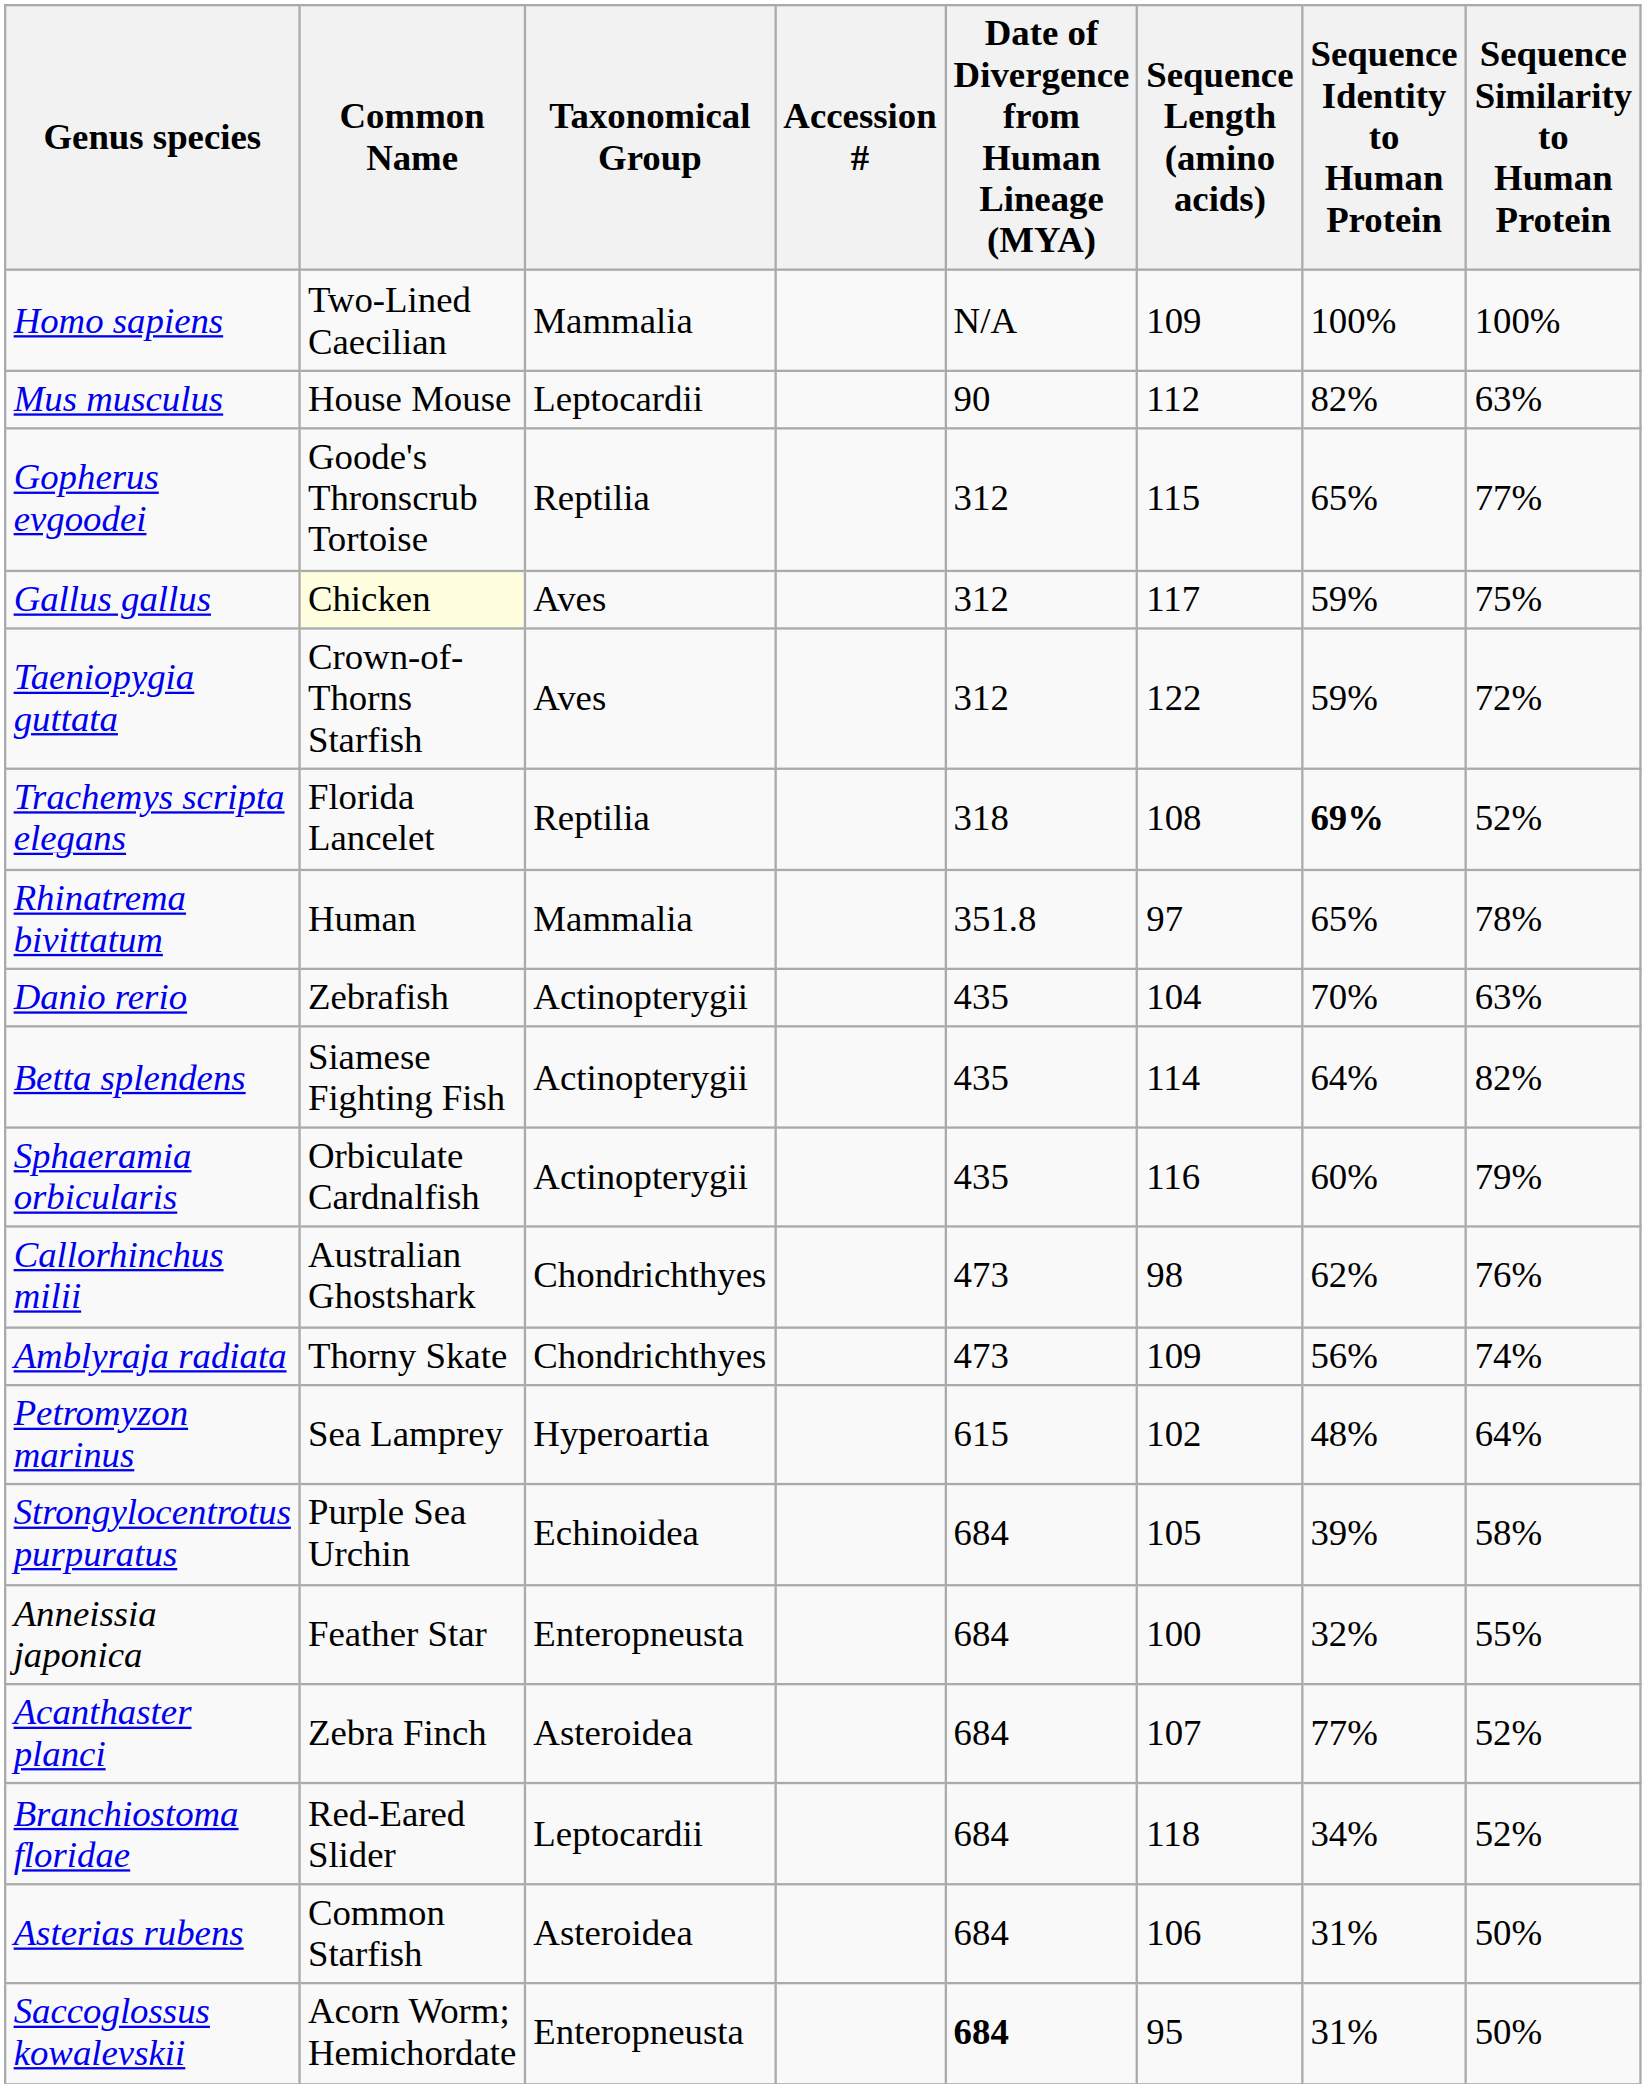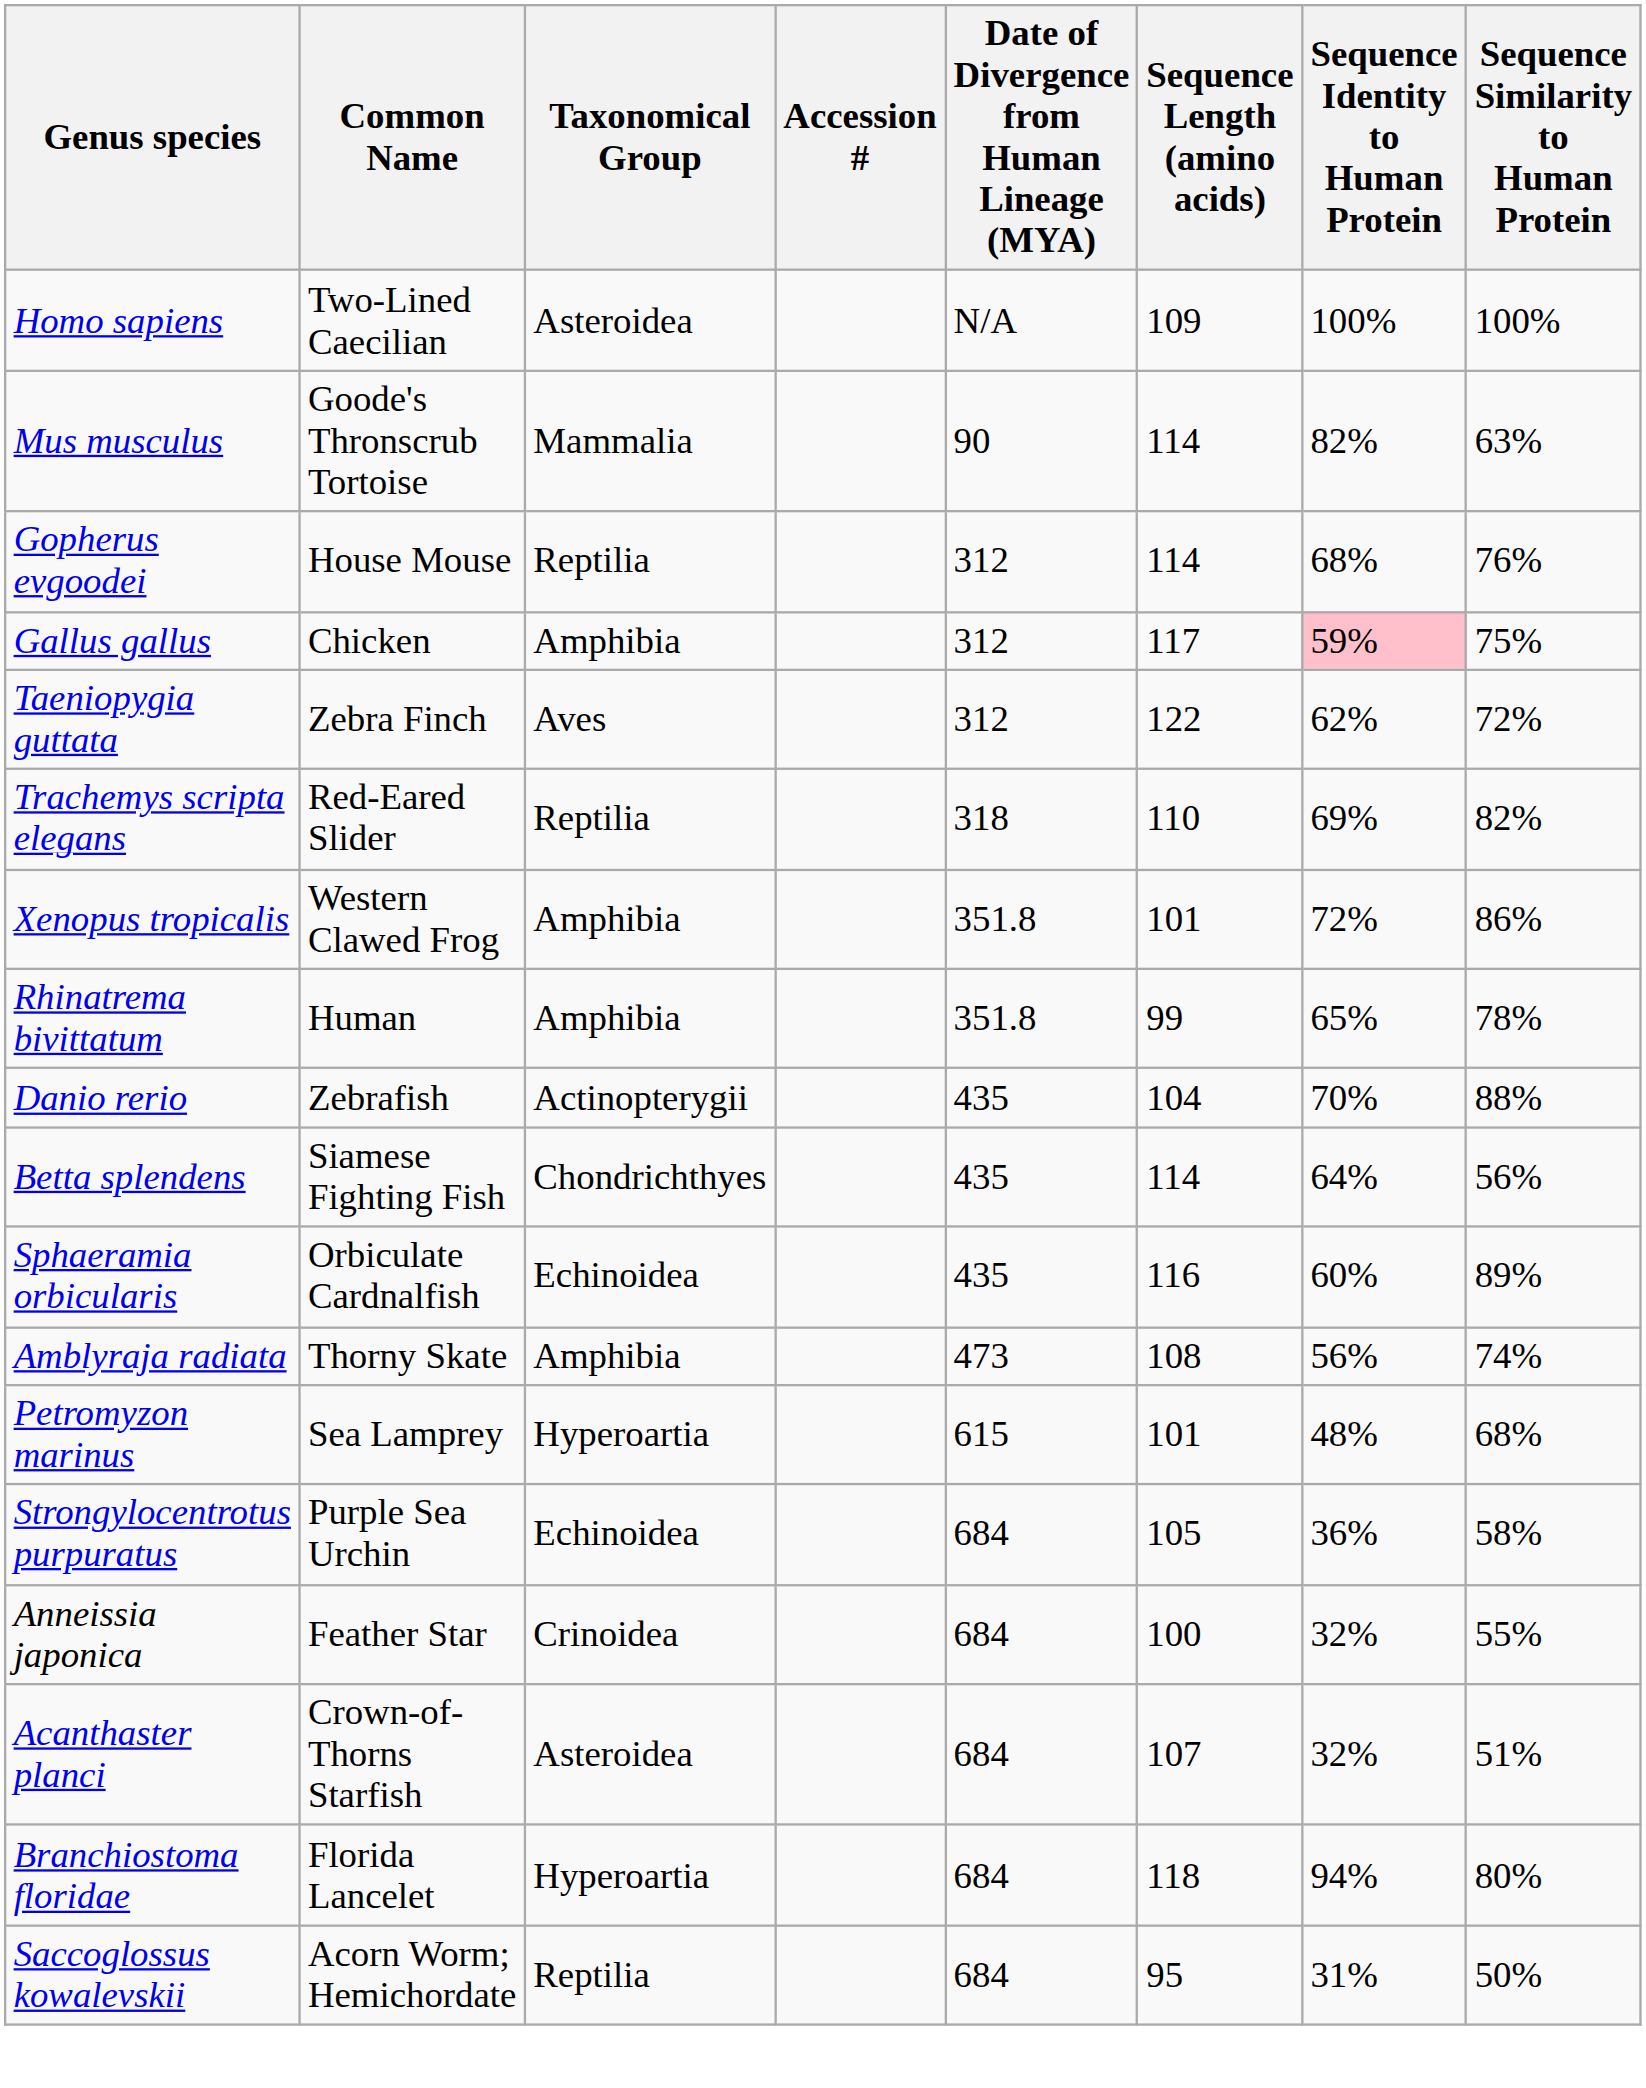(613, 319) Mammalia -> (613, 319) Asteroidea
(410, 398) House Mouse -> (393, 440) Goode's Thronscrub Tortoise
(618, 398) Leptocardii -> (613, 440) Mammalia
(1173, 398) 112 -> (1173, 440) 114
(393, 498) Goode's Thronscrub Tortoise -> (410, 560) House Mouse
(1173, 498) 115 -> (1173, 560) 114
(1344, 498) 65% -> (1344, 560) 68%
(1508, 498) 77% -> (1508, 560) 76%
(369, 598) lightyellow background -> (369, 639) no background
(570, 598) Aves -> (607, 639) Amphibia
(1344, 598) no background -> (1344, 639) pink background
(386, 698) Crown-of-Thorns Starfish -> (397, 718) Zebra Finch
(1344, 698) 59% -> (1344, 718) 62%
(371, 818) Florida Lancelet -> (387, 818) Red-Eared Slider
(1174, 818) 108 -> (1173, 818) 110
(1347, 818) bold -> (1344, 818) normal
(1508, 818) 52% -> (1508, 818) 82%
+ row: (151, 918)
(613, 918) Mammalia -> (607, 1018) Amphibia
(1165, 918) 97 -> (1165, 1018) 99
(1508, 997) 63% -> (1508, 1097) 88%
(641, 1076) Actinopterygii -> (650, 1176) Chondrichthyes
(1508, 1076) 82% -> (1508, 1176) 56%
(641, 1176) Actinopterygii -> (616, 1275) Echinoidea
(1508, 1176) 79% -> (1508, 1275) 89%
- row: (119, 1275)
(650, 1355) Chondrichthyes -> (607, 1355) Amphibia
(1174, 1355) 109 -> (1174, 1355) 108
(1174, 1434) 102 -> (1174, 1434) 101
(1508, 1434) 64% -> (1508, 1434) 68%
(1344, 1533) 39% -> (1344, 1533) 36%
(639, 1633) Enteropneusta -> (606, 1633) Crinoidea
(397, 1733) Zebra Finch -> (386, 1754) Crown-of-Thorns Starfish
(1344, 1733) 77% -> (1344, 1754) 32%
(1508, 1733) 52% -> (1508, 1754) 51%
(387, 1833) Red-Eared Slider -> (371, 1874) Florida Lancelet
(618, 1833) Leptocardii -> (621, 1874) Hyperoartia
(1344, 1833) 34% -> (1344, 1874) 94%
(1508, 1833) 52% -> (1508, 1874) 80%
- row: (129, 1932)
(639, 2032) Enteropneusta -> (592, 1974) Reptilia
(981, 2032) bold -> (981, 1974) normal
